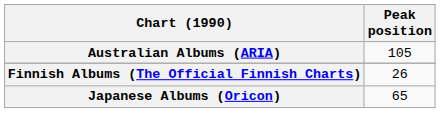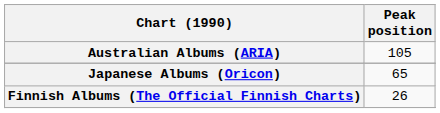rows swapped: (184, 75) <-> (184, 96)
